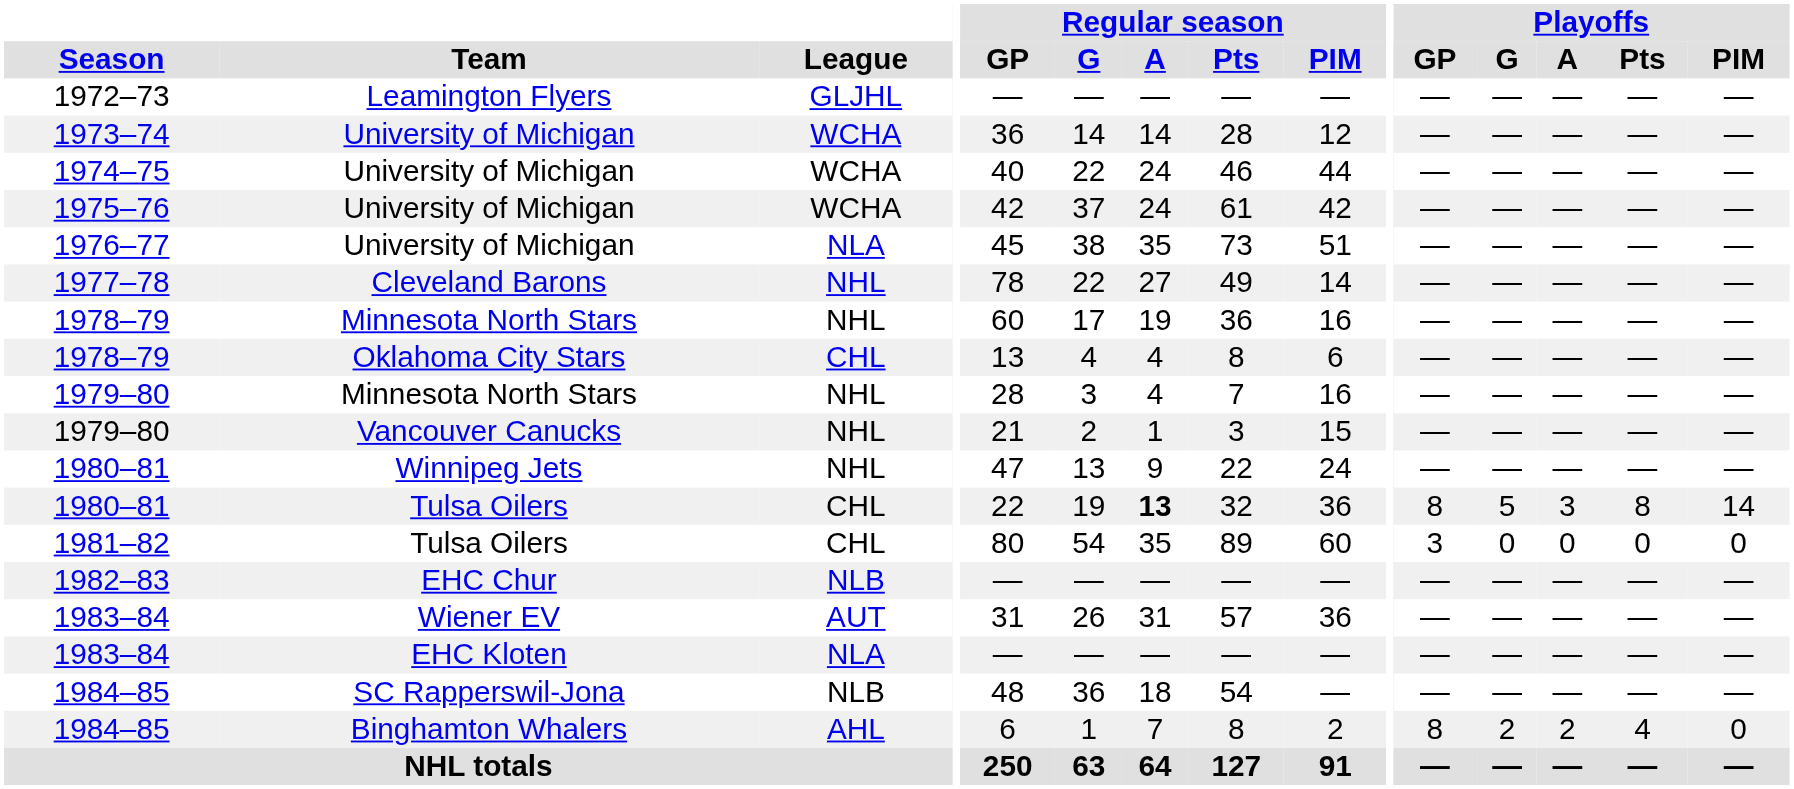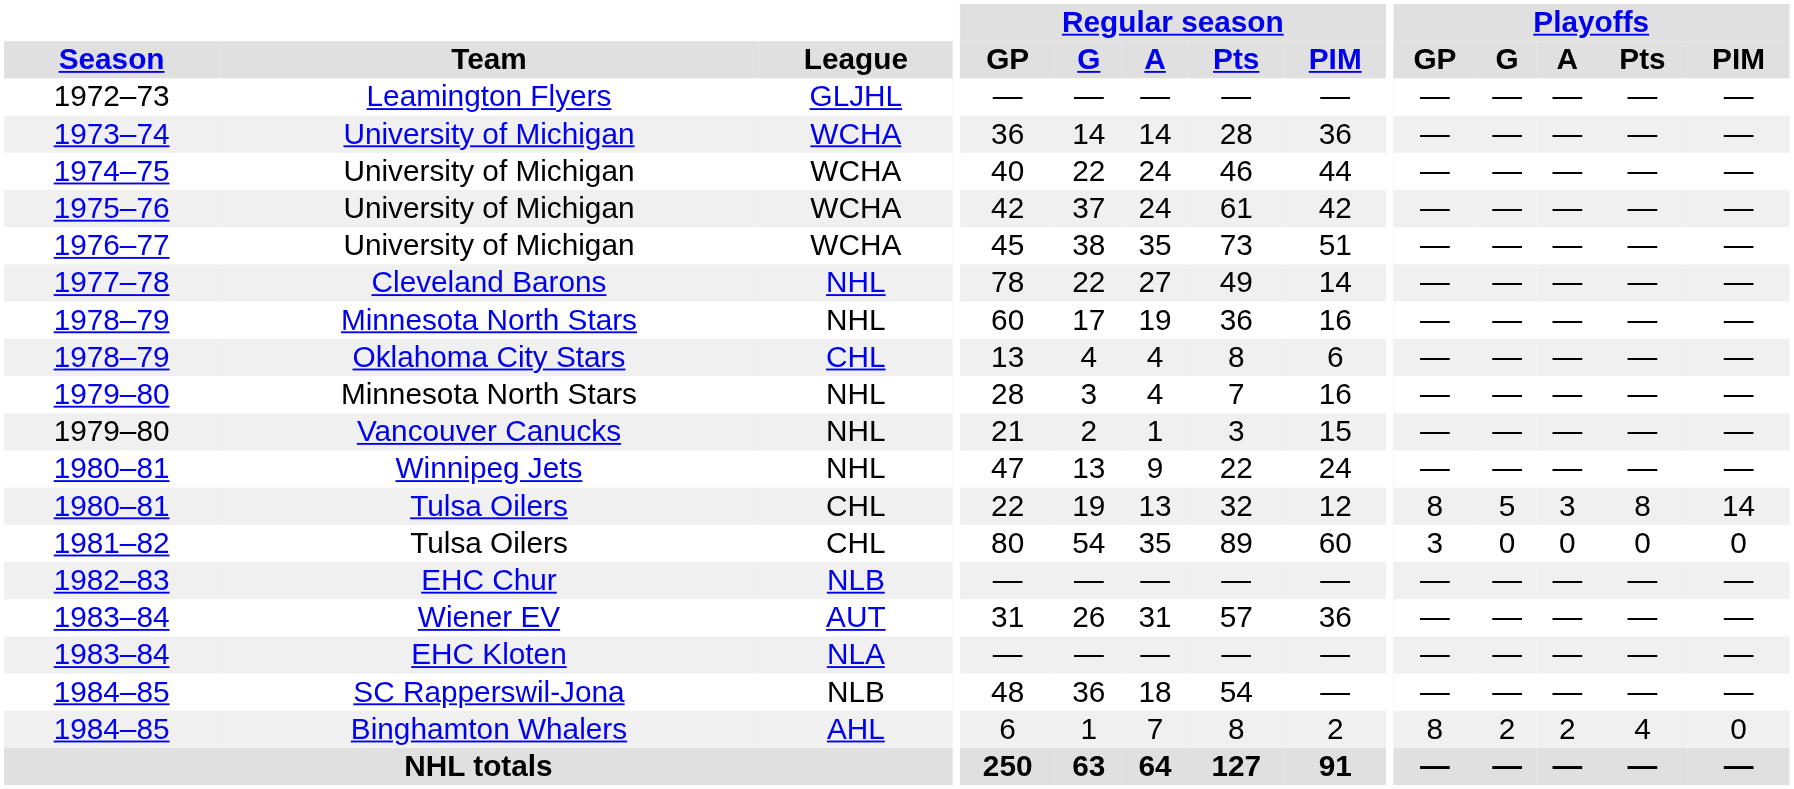(1335, 133) 12 -> (1335, 133) 36
(856, 245) NLA -> (856, 245) WCHA
(1155, 505) bold -> (1155, 505) normal
(1335, 505) 36 -> (1335, 505) 12
